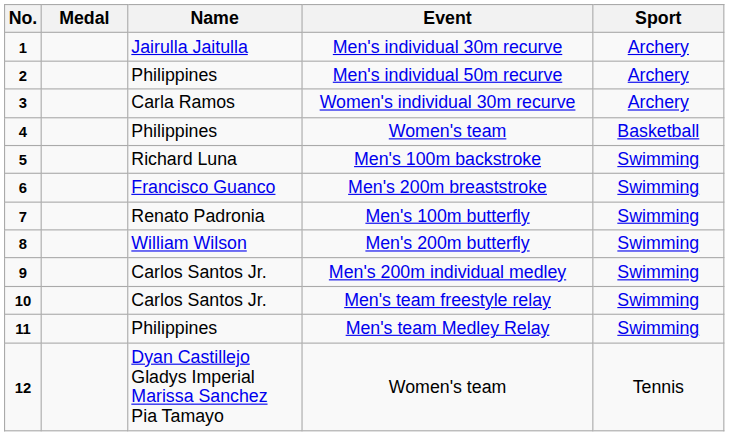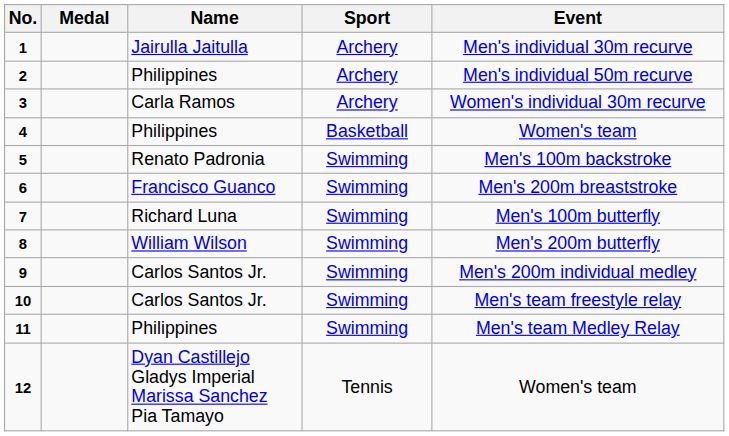columns swapped: (658, 18) <-> (448, 18)
(184, 159) Richard Luna -> (198, 159) Renato Padronia
(198, 215) Renato Padronia -> (184, 215) Richard Luna
